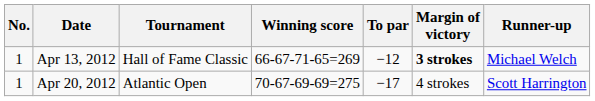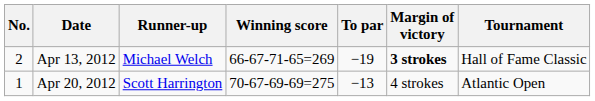columns swapped: (185, 25) <-> (537, 25)
(19, 59) 1 -> (19, 59) 2
(388, 59) −12 -> (362, 59) −19
(388, 83) −17 -> (362, 83) −13
